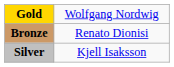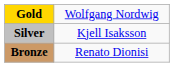rows swapped: (29, 52) <-> (29, 33)
